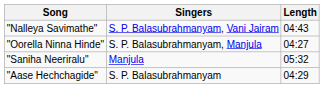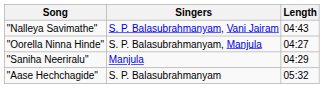(296, 60) 05:32 -> (296, 60) 04:29
(296, 76) 04:29 -> (296, 76) 05:32
